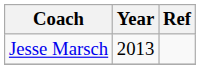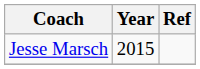(136, 49) 2013 -> (136, 49) 2015
